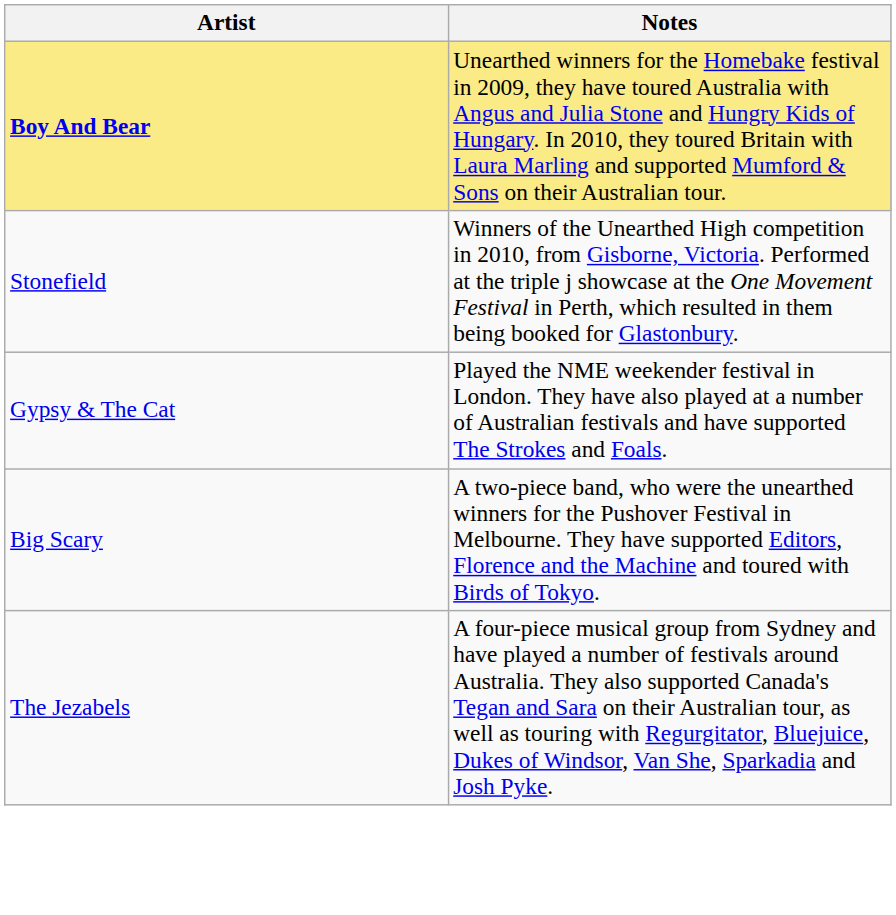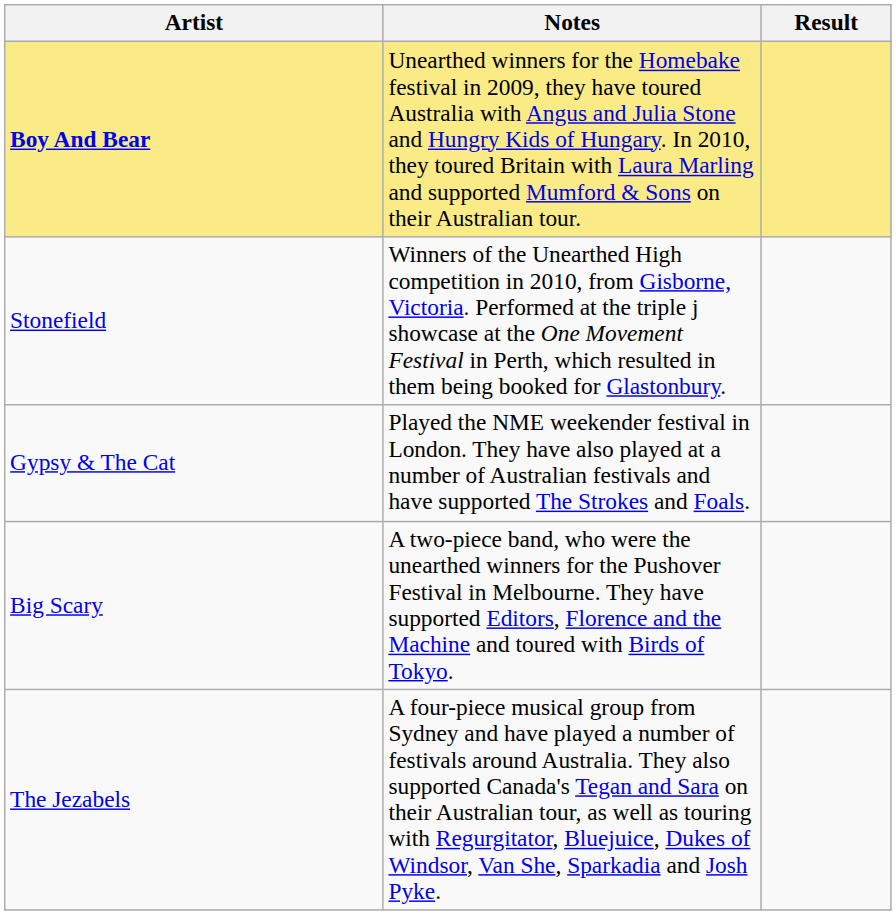+ column: (826, 23)
